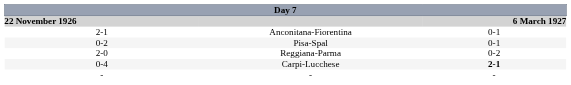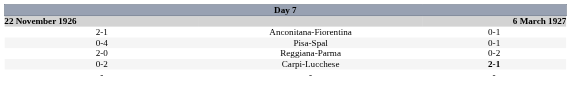(102, 43) 0-2 -> (102, 43) 0-4
(102, 64) 0-4 -> (102, 64) 0-2
